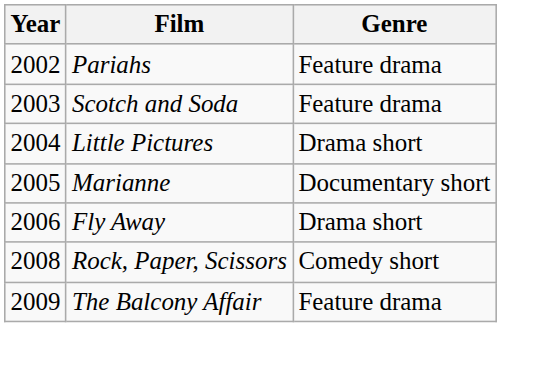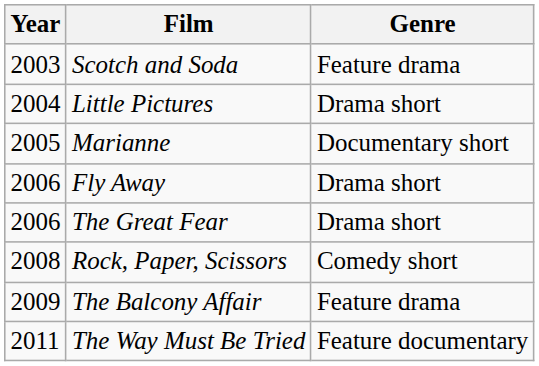- row: (111, 63)
+ row: (150, 222)
+ row: (189, 340)
